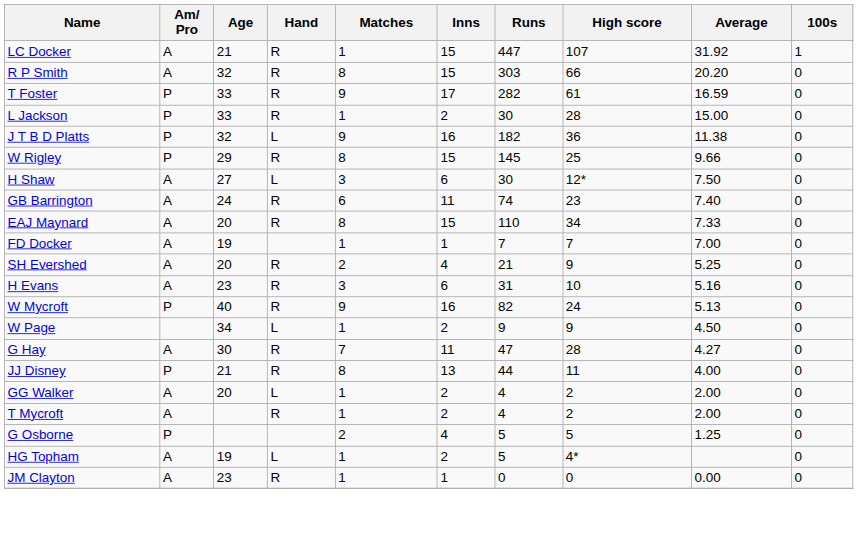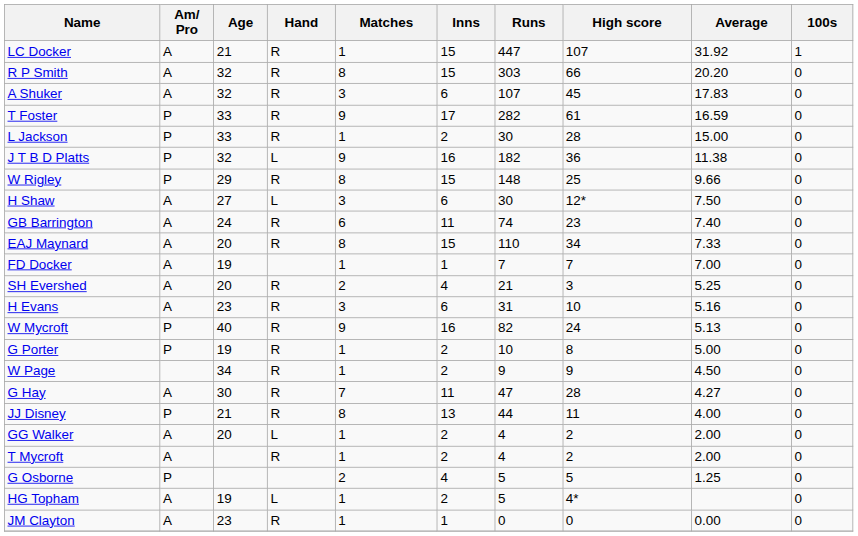+ row: (35, 94)
(509, 158) 145 -> (509, 179) 148
(570, 264) 9 -> (570, 286) 3
+ row: (33, 350)
(274, 328) L -> (275, 371) R
